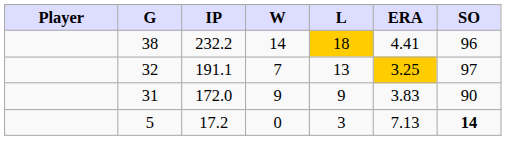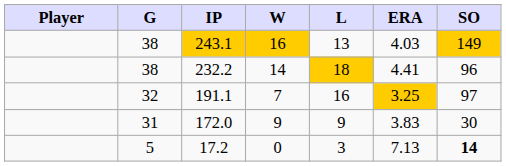+ row: (214, 43)
(341, 69) 13 -> (341, 95) 16
(469, 95) 90 -> (469, 122) 30
